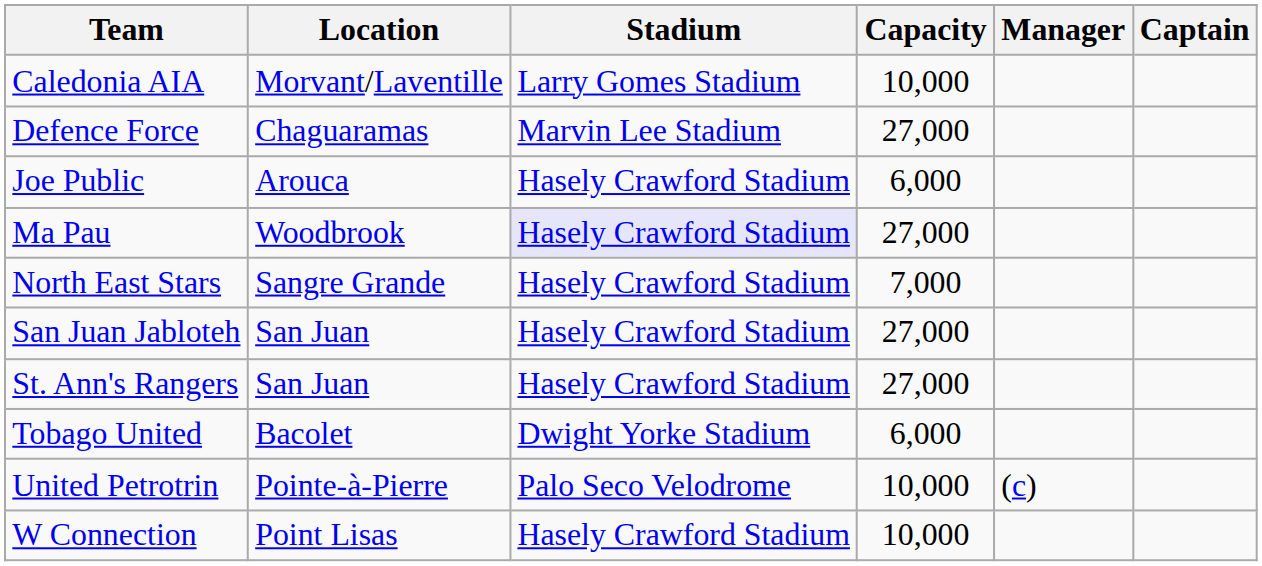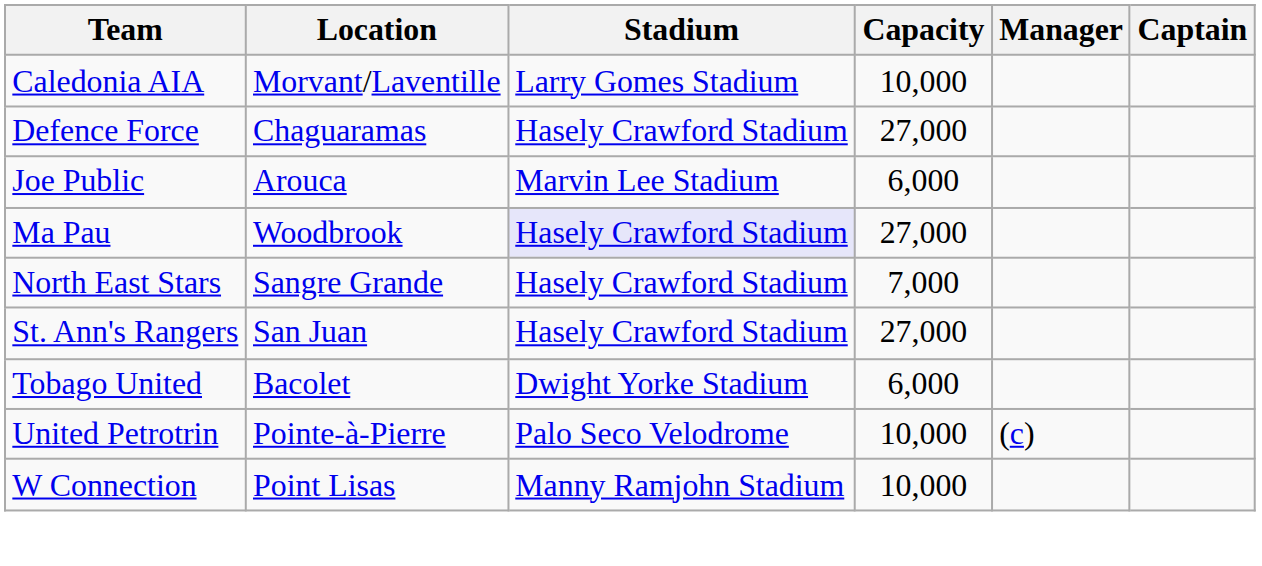(649, 130) Marvin Lee Stadium -> (682, 130) Hasely Crawford Stadium
(684, 181) Hasely Crawford Stadium -> (647, 181) Marvin Lee Stadium
- row: (126, 332)
(684, 534) Hasely Crawford Stadium -> (680, 484) Manny Ramjohn Stadium
